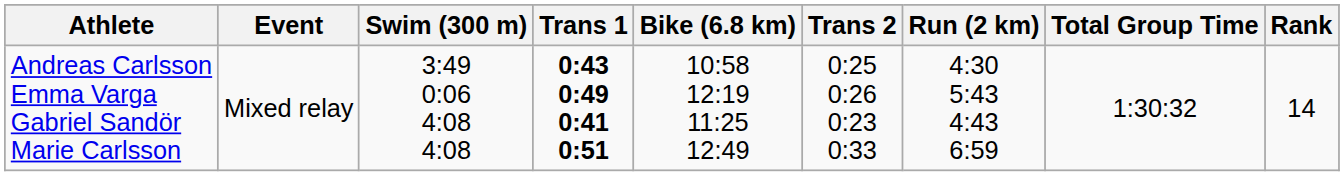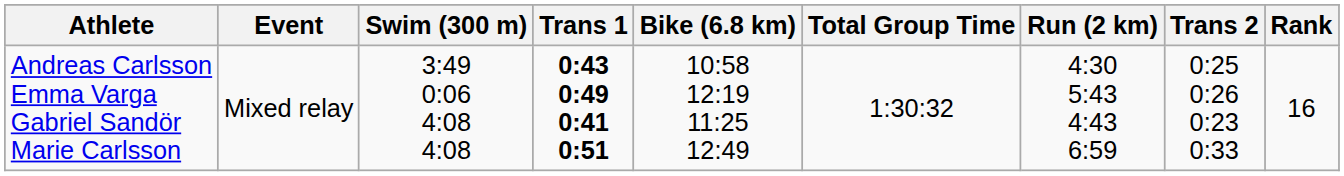columns swapped: (852, 25) <-> (1155, 25)
(1301, 108) 14 -> (1301, 108) 16
